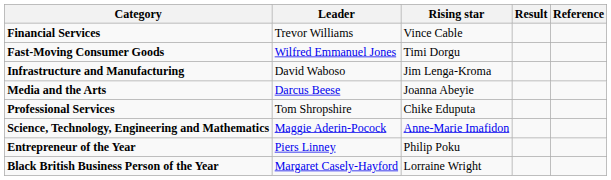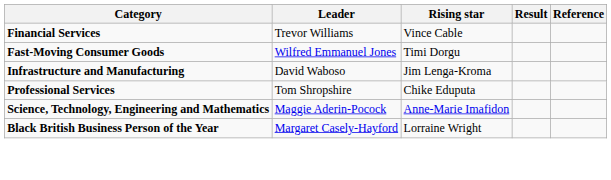- row: (57, 90)
- row: (71, 147)
